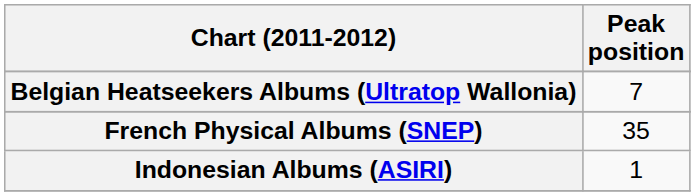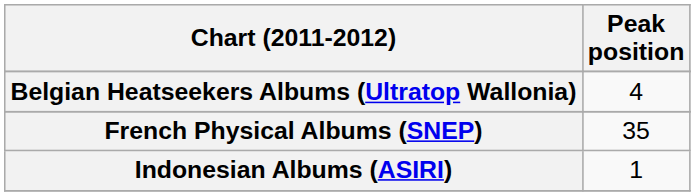(636, 91) 7 -> (636, 91) 4
